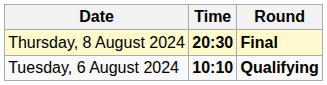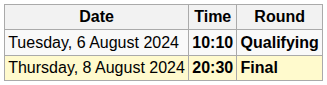rows swapped: (94, 67) <-> (97, 42)
